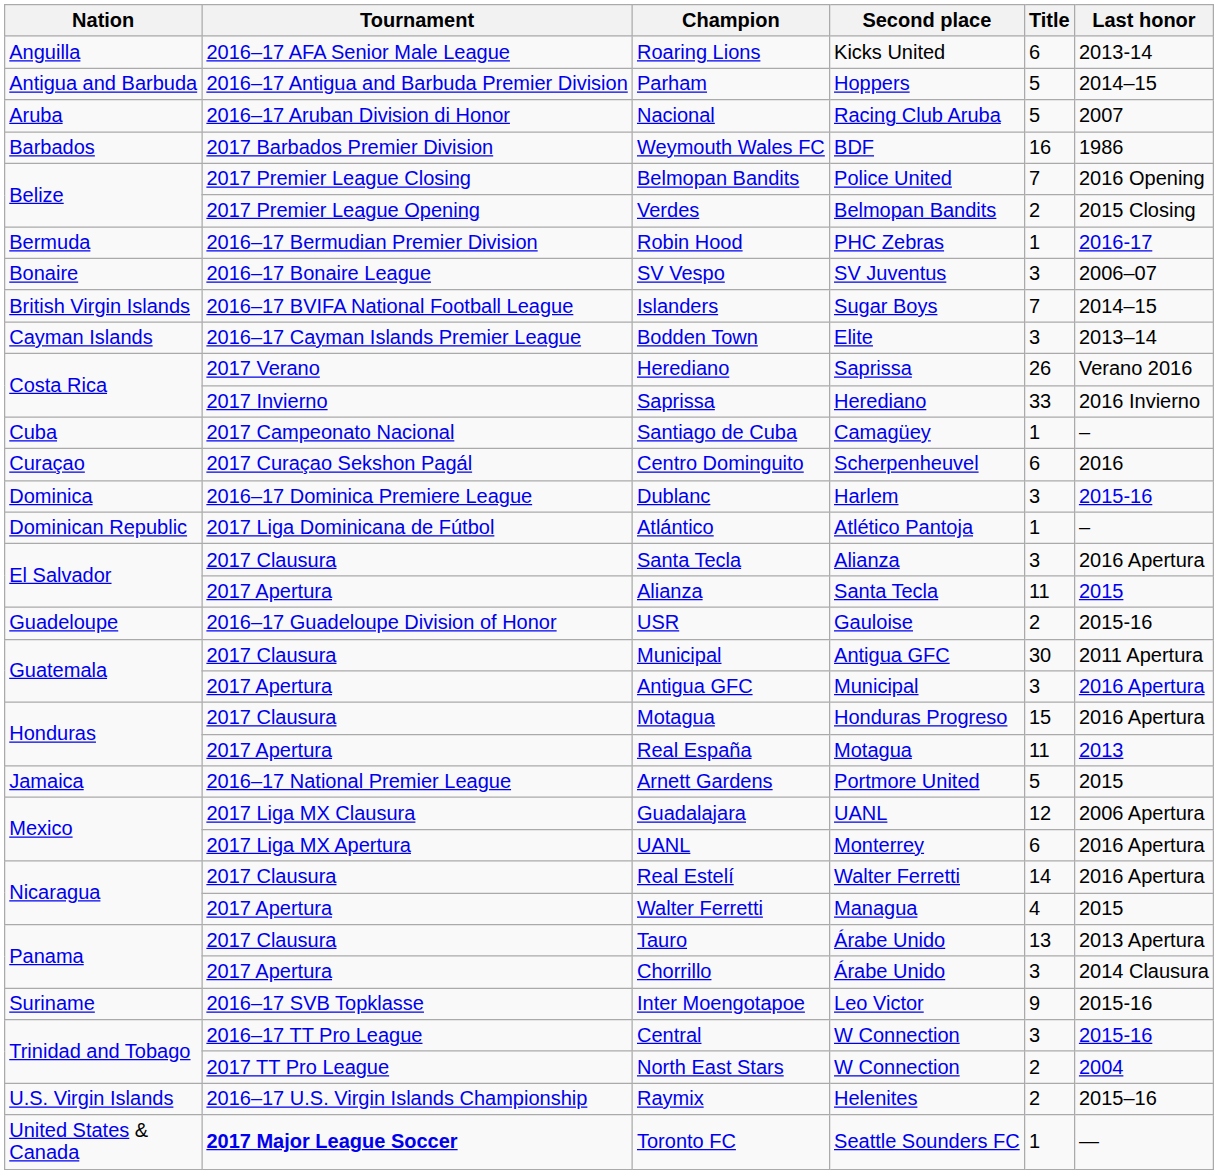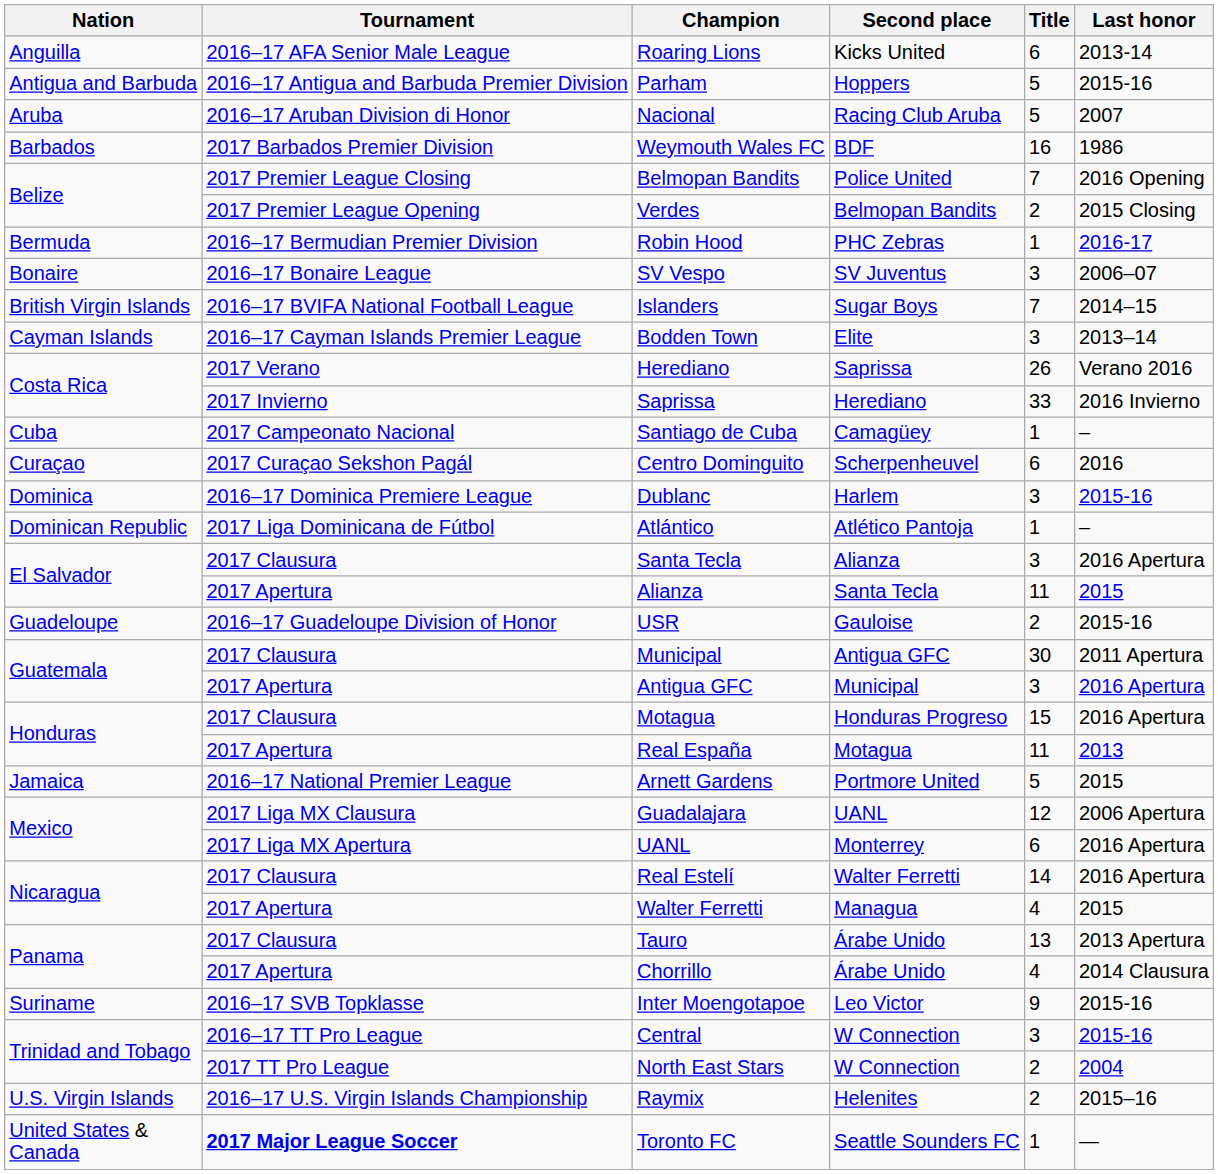(1118, 83) 2014–15 -> (1116, 83) 2015-16
(1034, 971) 3 -> (1034, 971) 4
